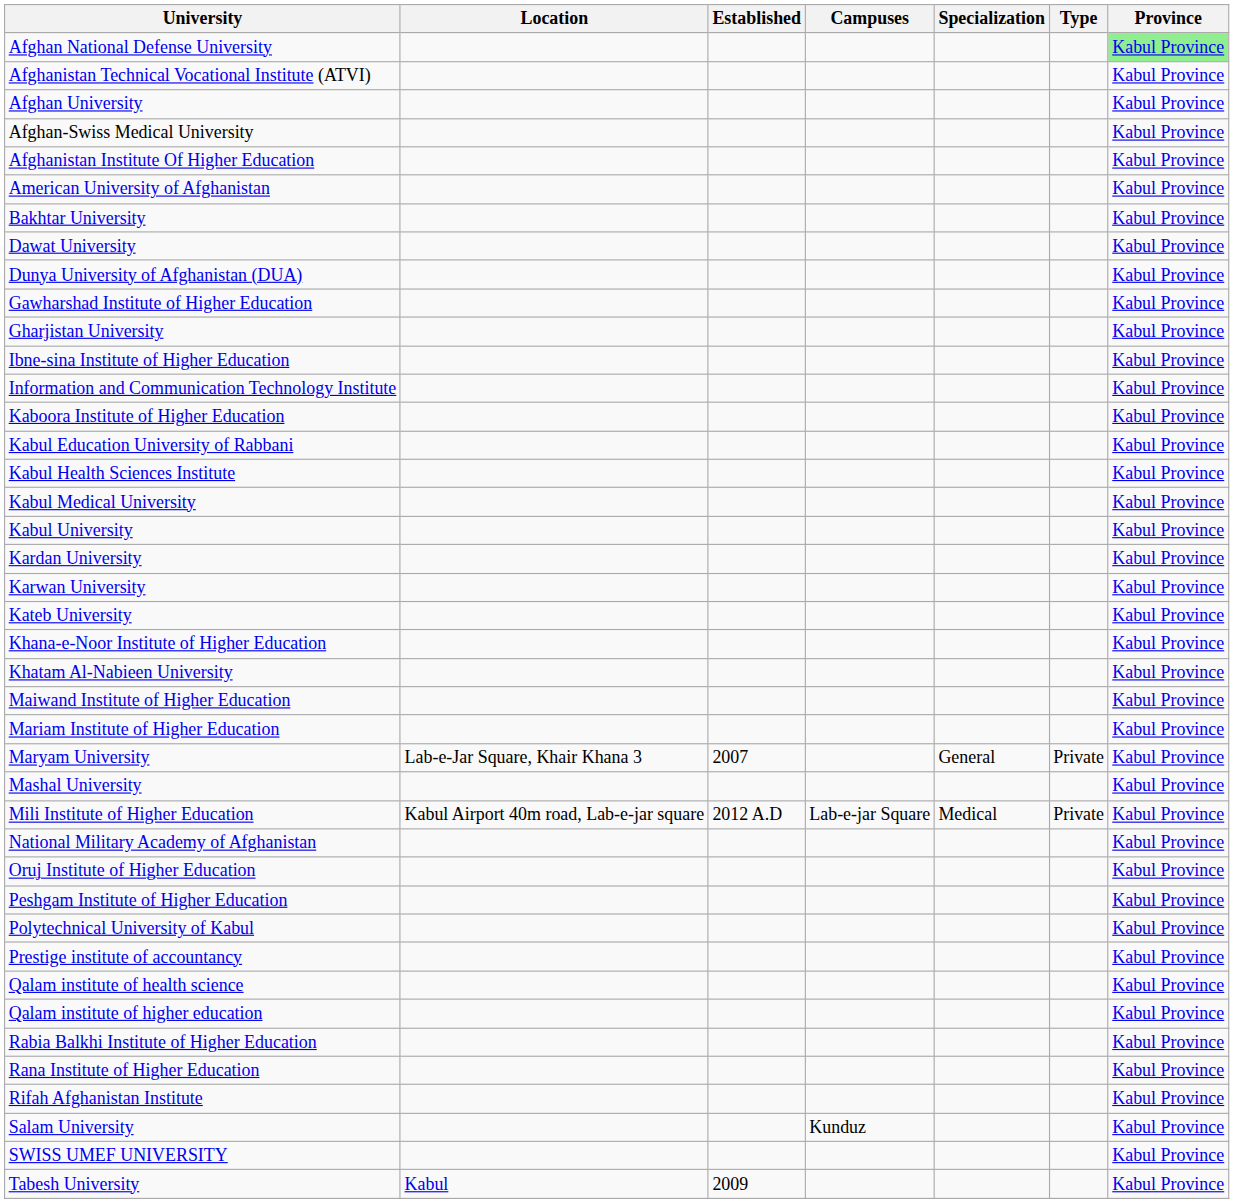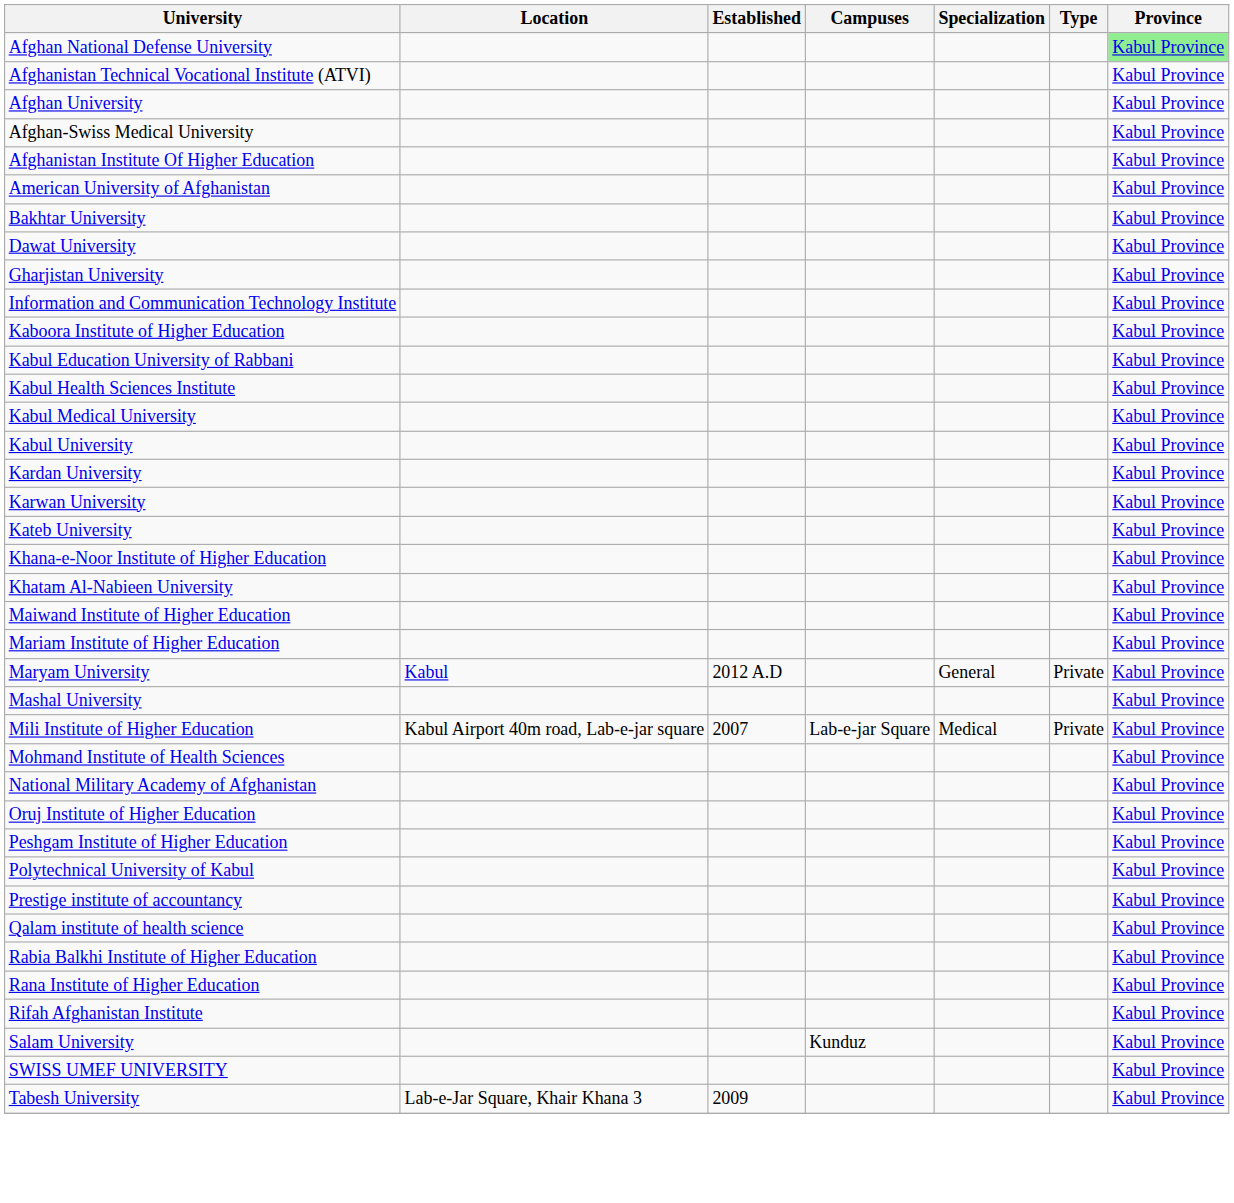- row: (156, 274)
- row: (160, 302)
- row: (149, 359)
(523, 757) Lab-e-Jar Square, Khair Khana 3 -> (426, 672) Kabul
(730, 757) 2007 -> (747, 672) 2012 A.D
(747, 814) 2012 A.D -> (730, 729) 2007
+ row: (147, 757)
- row: (136, 1013)
(426, 1183) Kabul -> (523, 1098) Lab-e-Jar Square, Khair Khana 3
